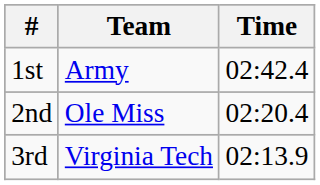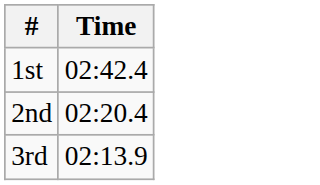- column: (139, 26)
